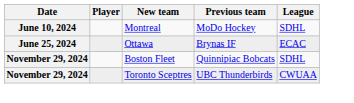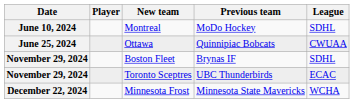(216, 43) Brynas IF -> (236, 43) Quinnipiac Bobcats
(293, 43) ECAC -> (328, 43) CWUAA
(236, 59) Quinnipiac Bobcats -> (216, 59) Brynas IF
(298, 75) CWUAA -> (323, 75) ECAC
+ row: (157, 91)
